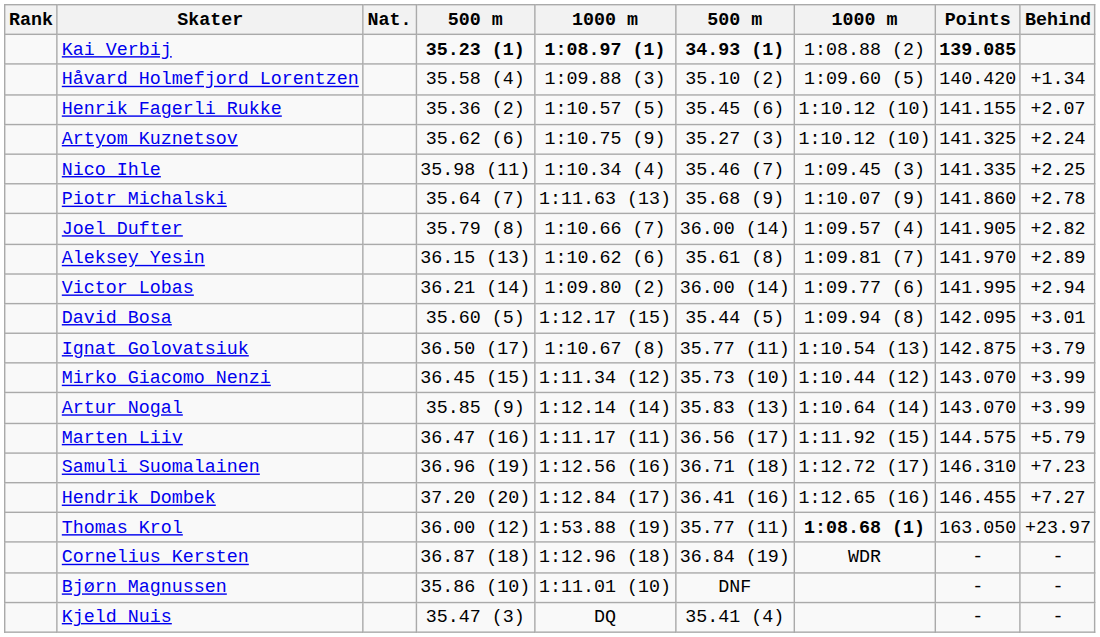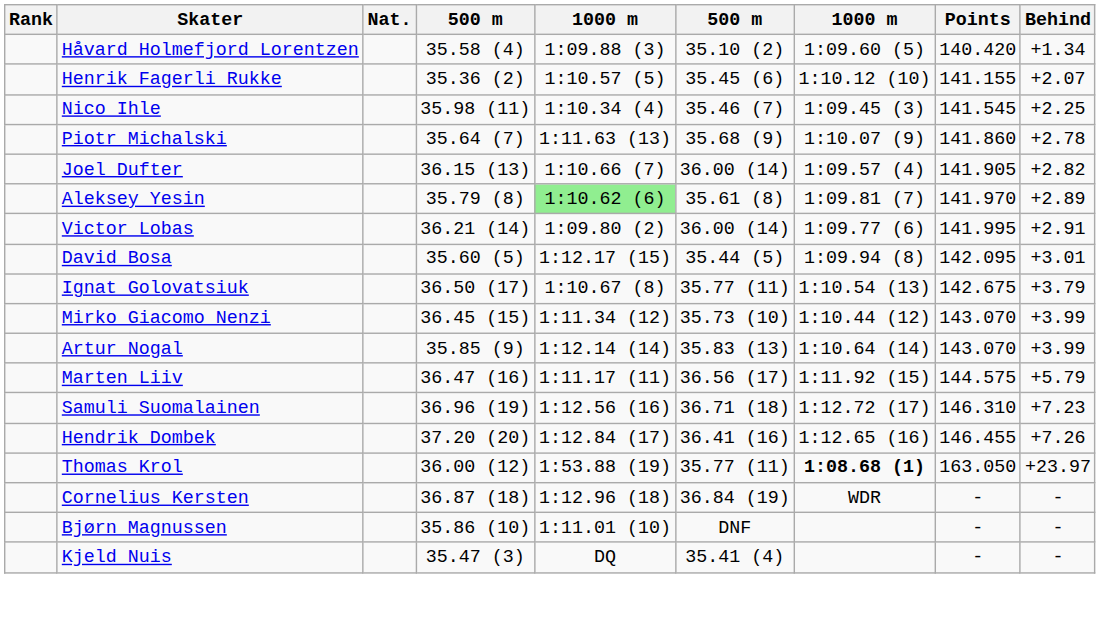- row: (117, 50)
- row: (150, 139)
(978, 169) 141.335 -> (978, 109) 141.545
(475, 229) 35.79 (8) -> (475, 169) 36.15 (13)
(475, 259) 36.15 (13) -> (475, 199) 35.79 (8)
(605, 259) no background -> (605, 199) lightgreen background
(1058, 289) +2.94 -> (1058, 229) +2.91
(978, 348) 142.875 -> (978, 289) 142.675
(1058, 498) +7.27 -> (1058, 438) +7.26
